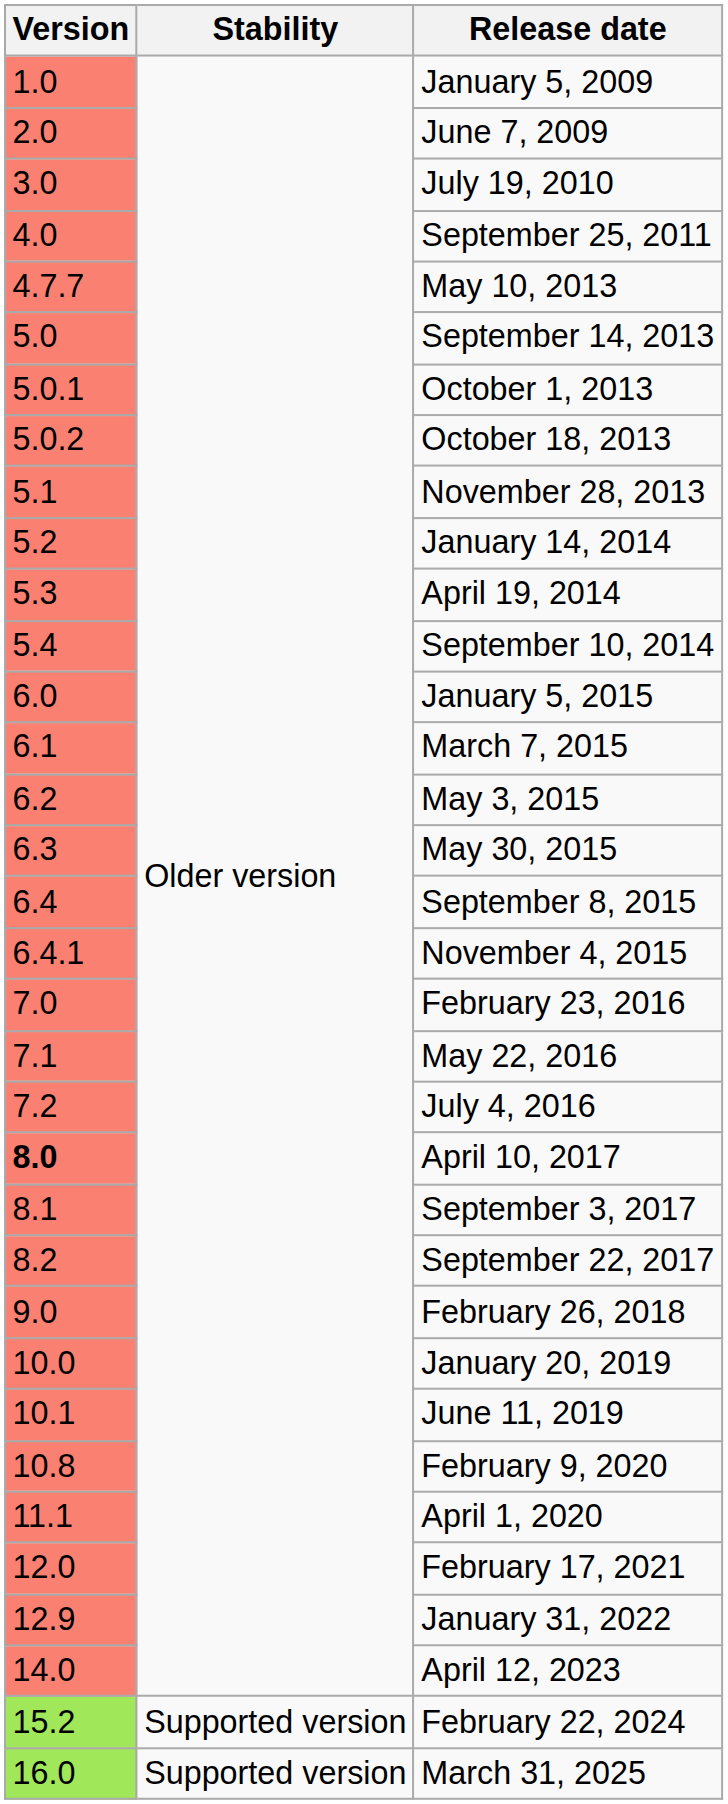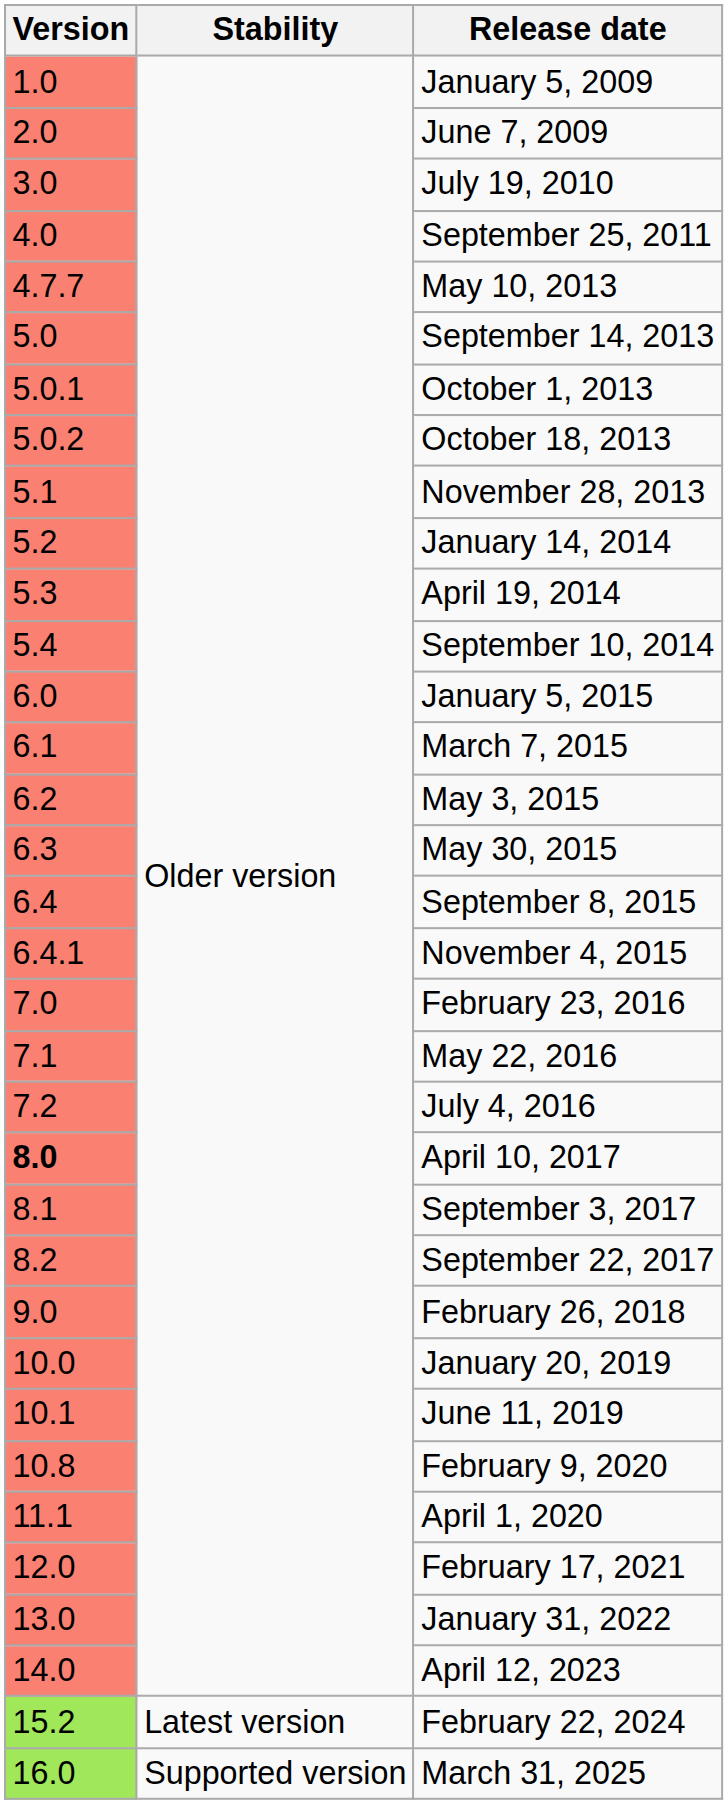(44, 1619) 12.9 -> (44, 1619) 13.0
(275, 1721) Supported version -> (245, 1721) Latest version
